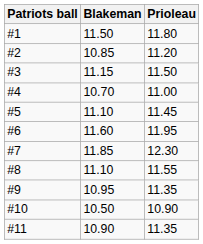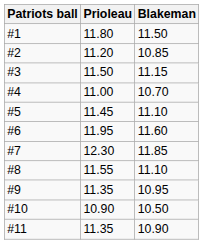columns swapped: (113, 14) <-> (172, 14)
